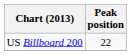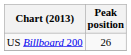(106, 42) 22 -> (106, 42) 26
